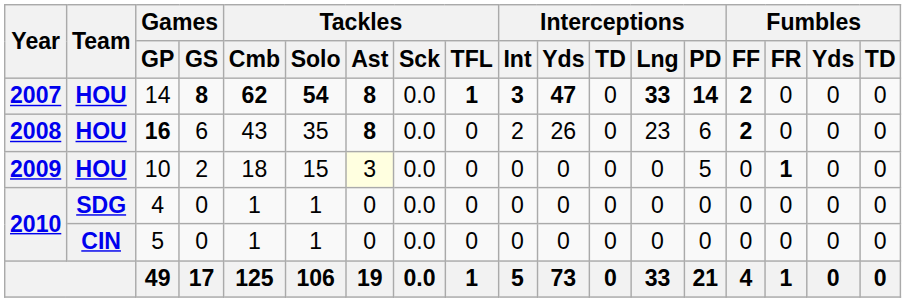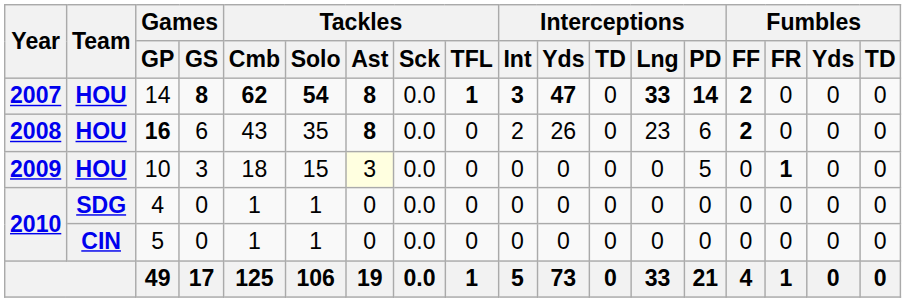(202, 168) 2 -> (202, 168) 3
